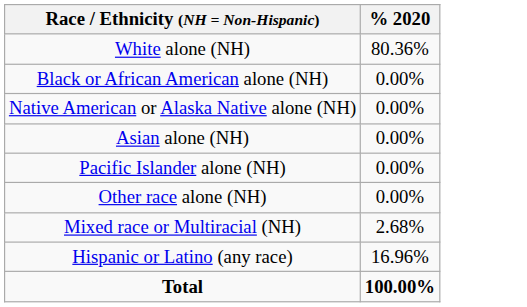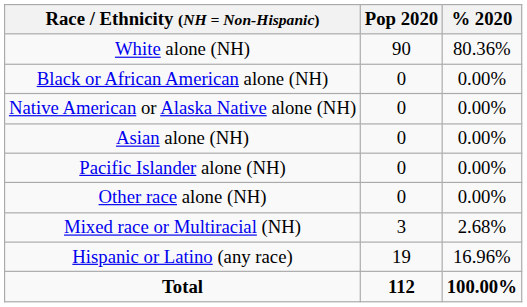+ column: (401, 19)
